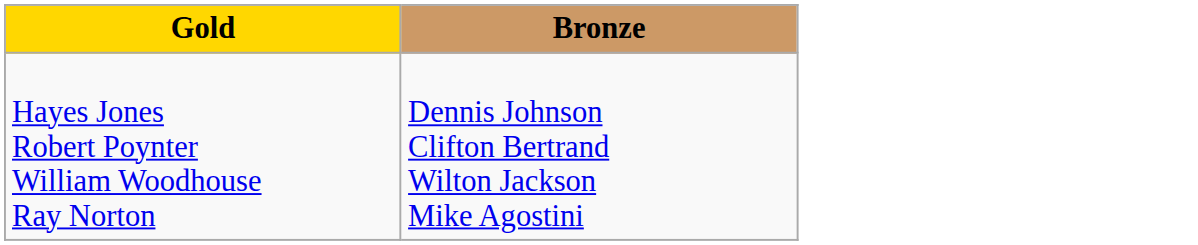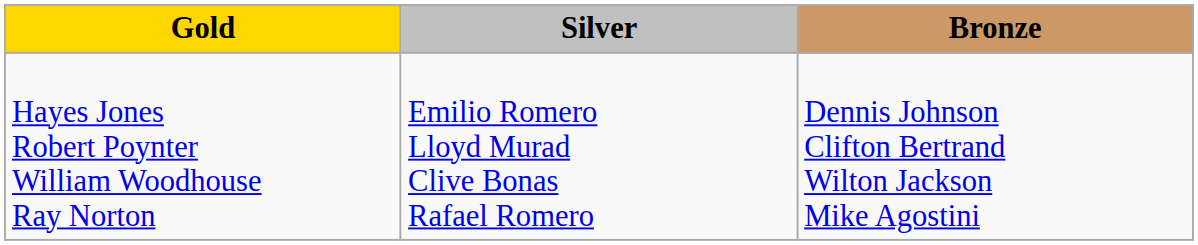+ column: (599, 28)
